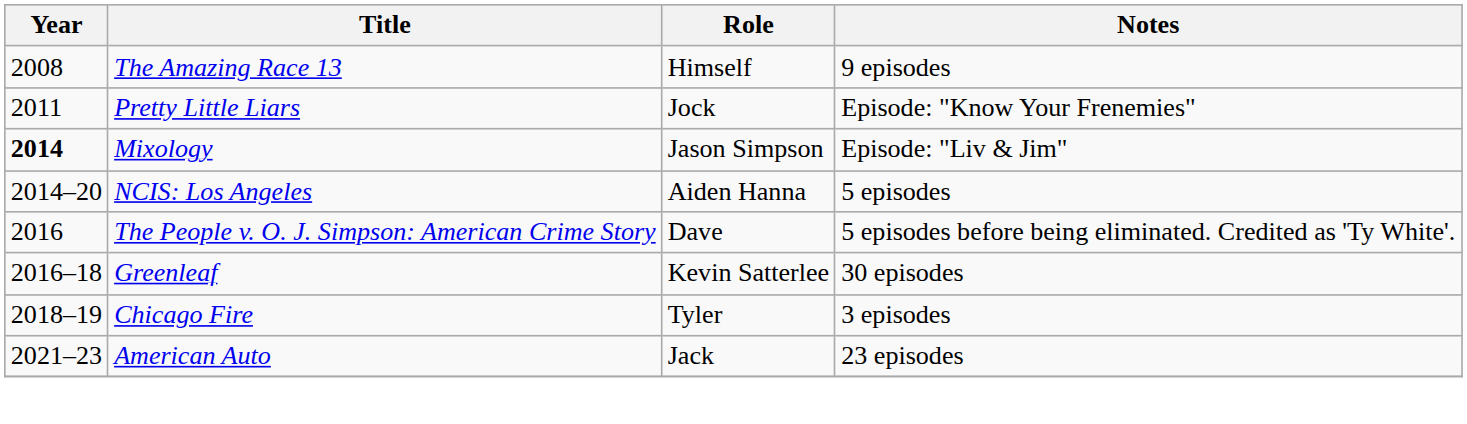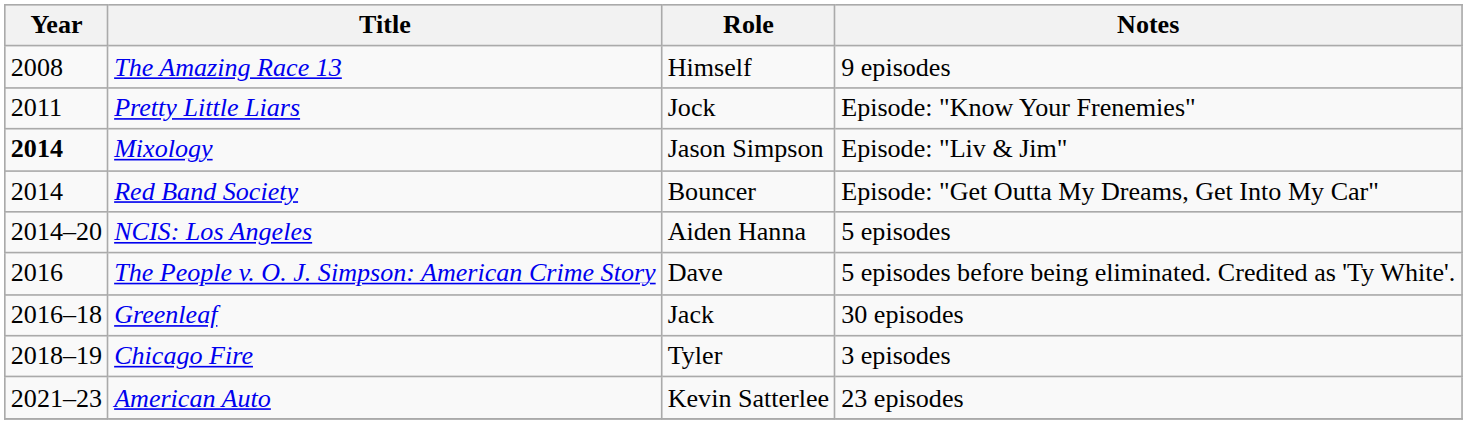+ row: (206, 190)
(748, 273) Kevin Satterlee -> (691, 314) Jack
(691, 356) Jack -> (748, 397) Kevin Satterlee
